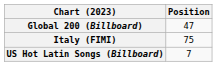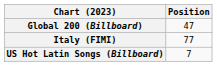(189, 40) 75 -> (189, 40) 77
